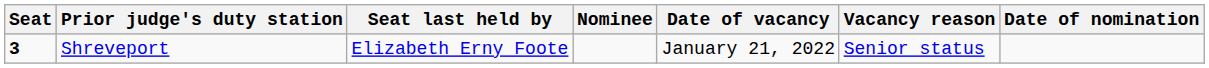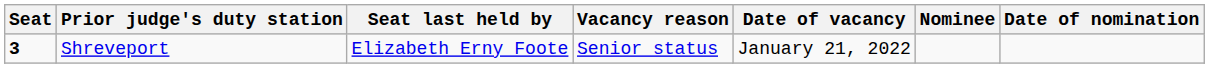columns swapped: (920, 19) <-> (615, 19)
